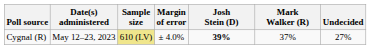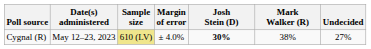(222, 37) 39% -> (222, 37) 30%
(288, 37) 37% -> (288, 37) 38%
